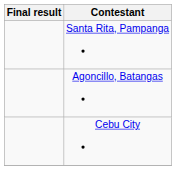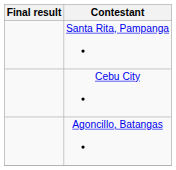rows swapped: (118, 136) <-> (118, 88)
